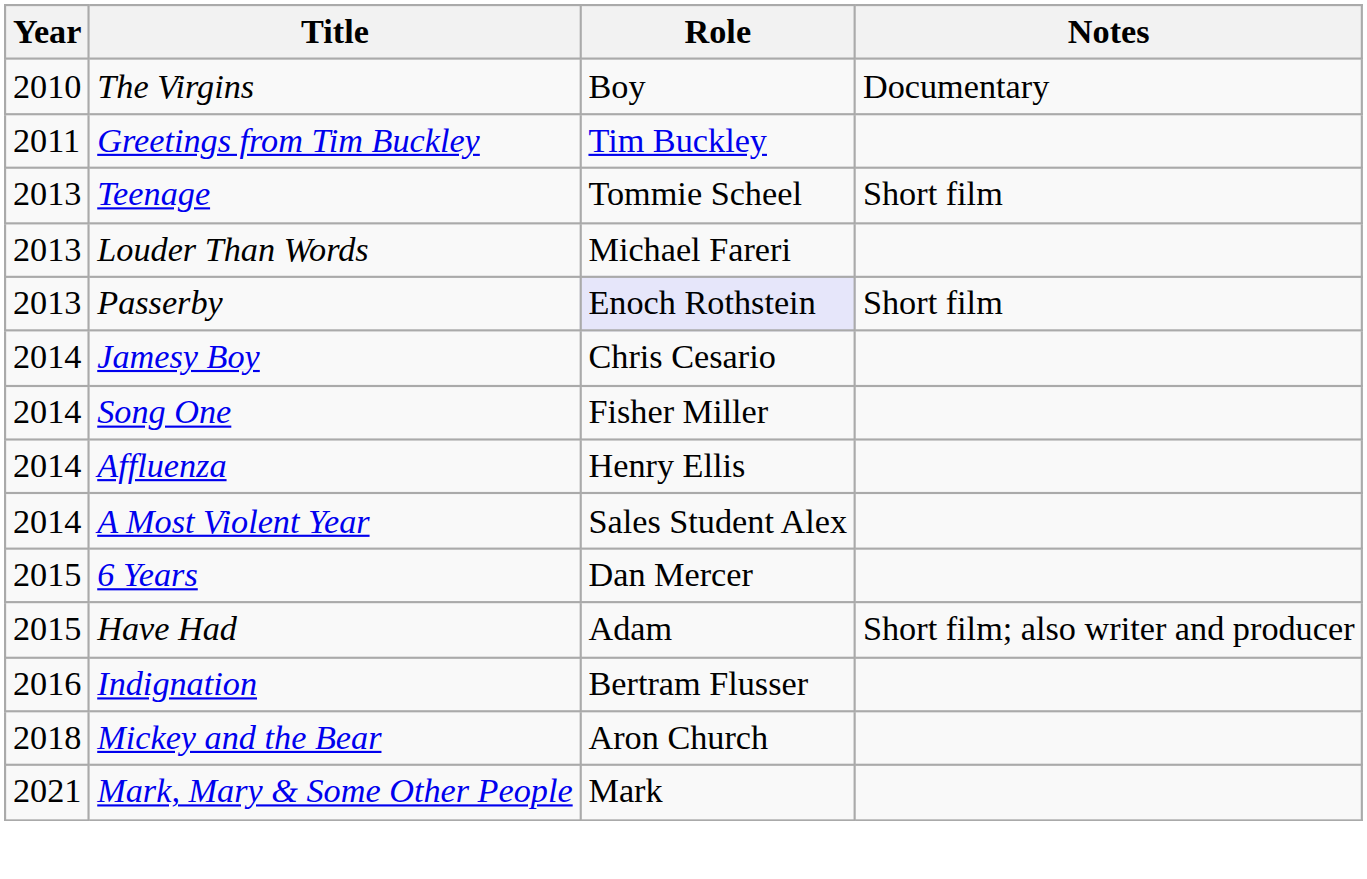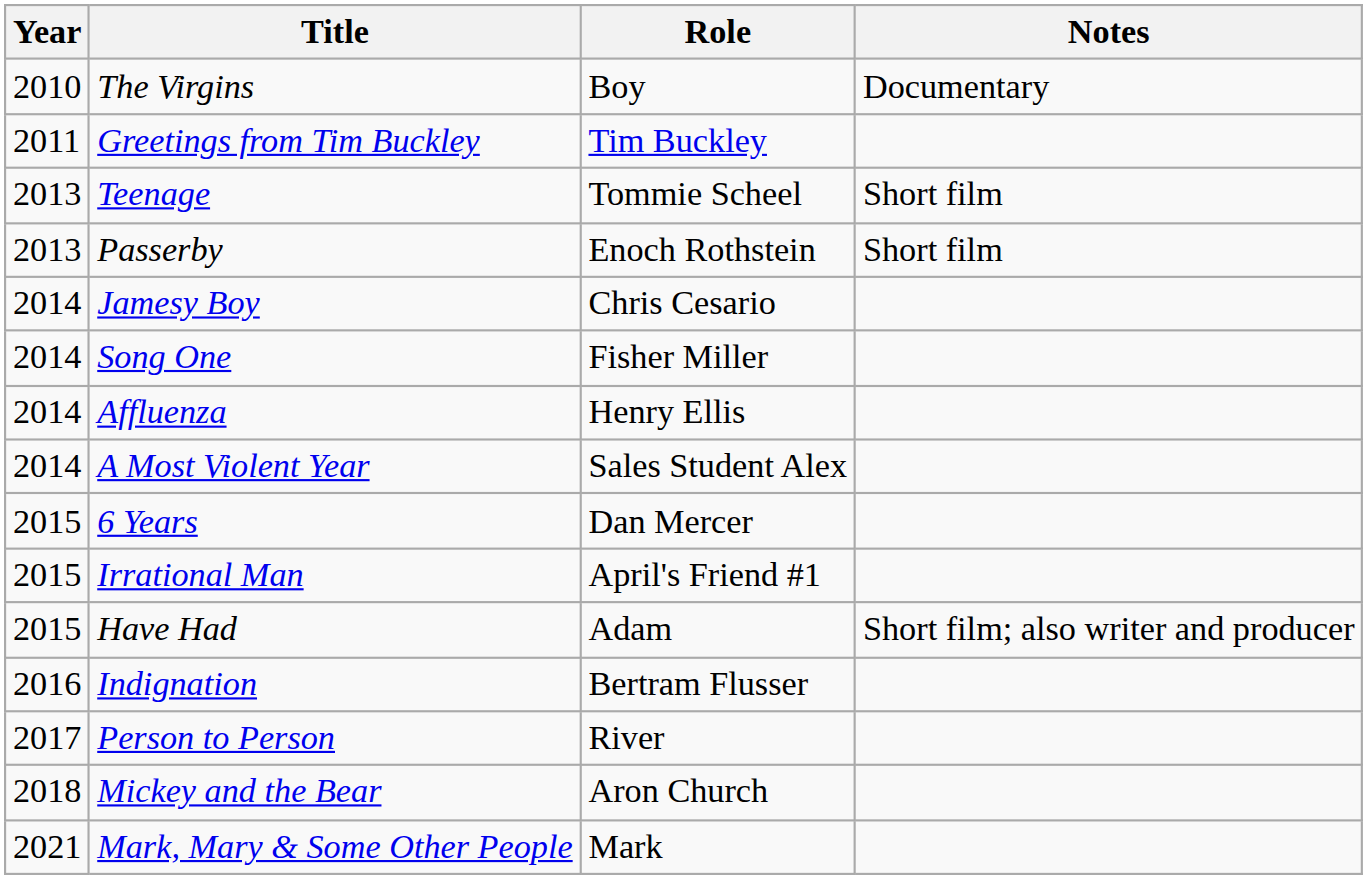- row: (233, 248)
(702, 303) lavender background -> (702, 248) no background
+ row: (200, 574)
+ row: (216, 737)
